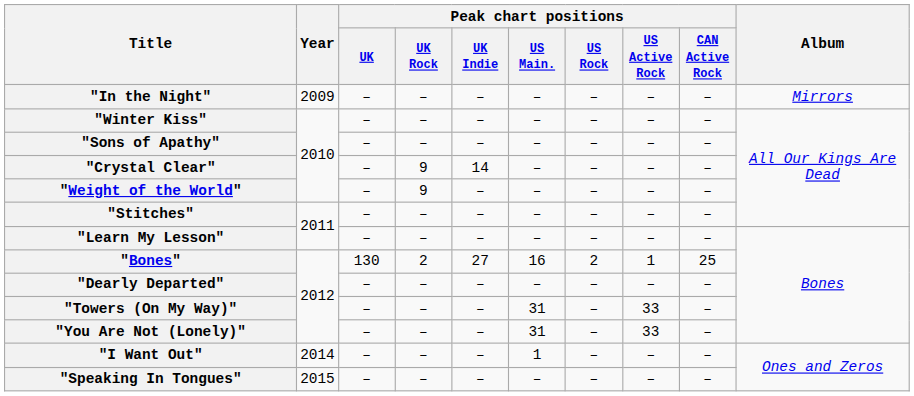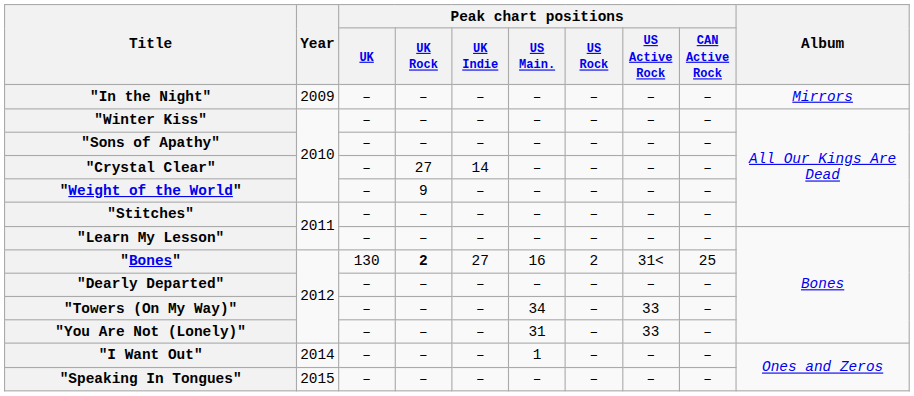(423, 167) 9 -> (423, 167) 27
(423, 261) normal -> (423, 261) bold
(651, 261) 1 -> (651, 261) 31<
(537, 308) 31 -> (537, 308) 34
